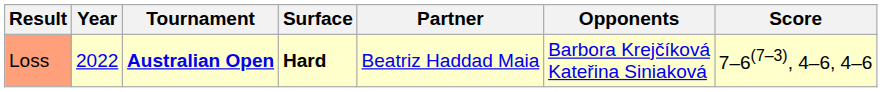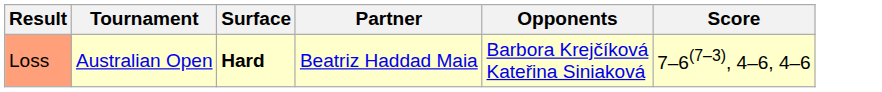- column: (97, 19)
(201, 60) bold -> (144, 60) normal
